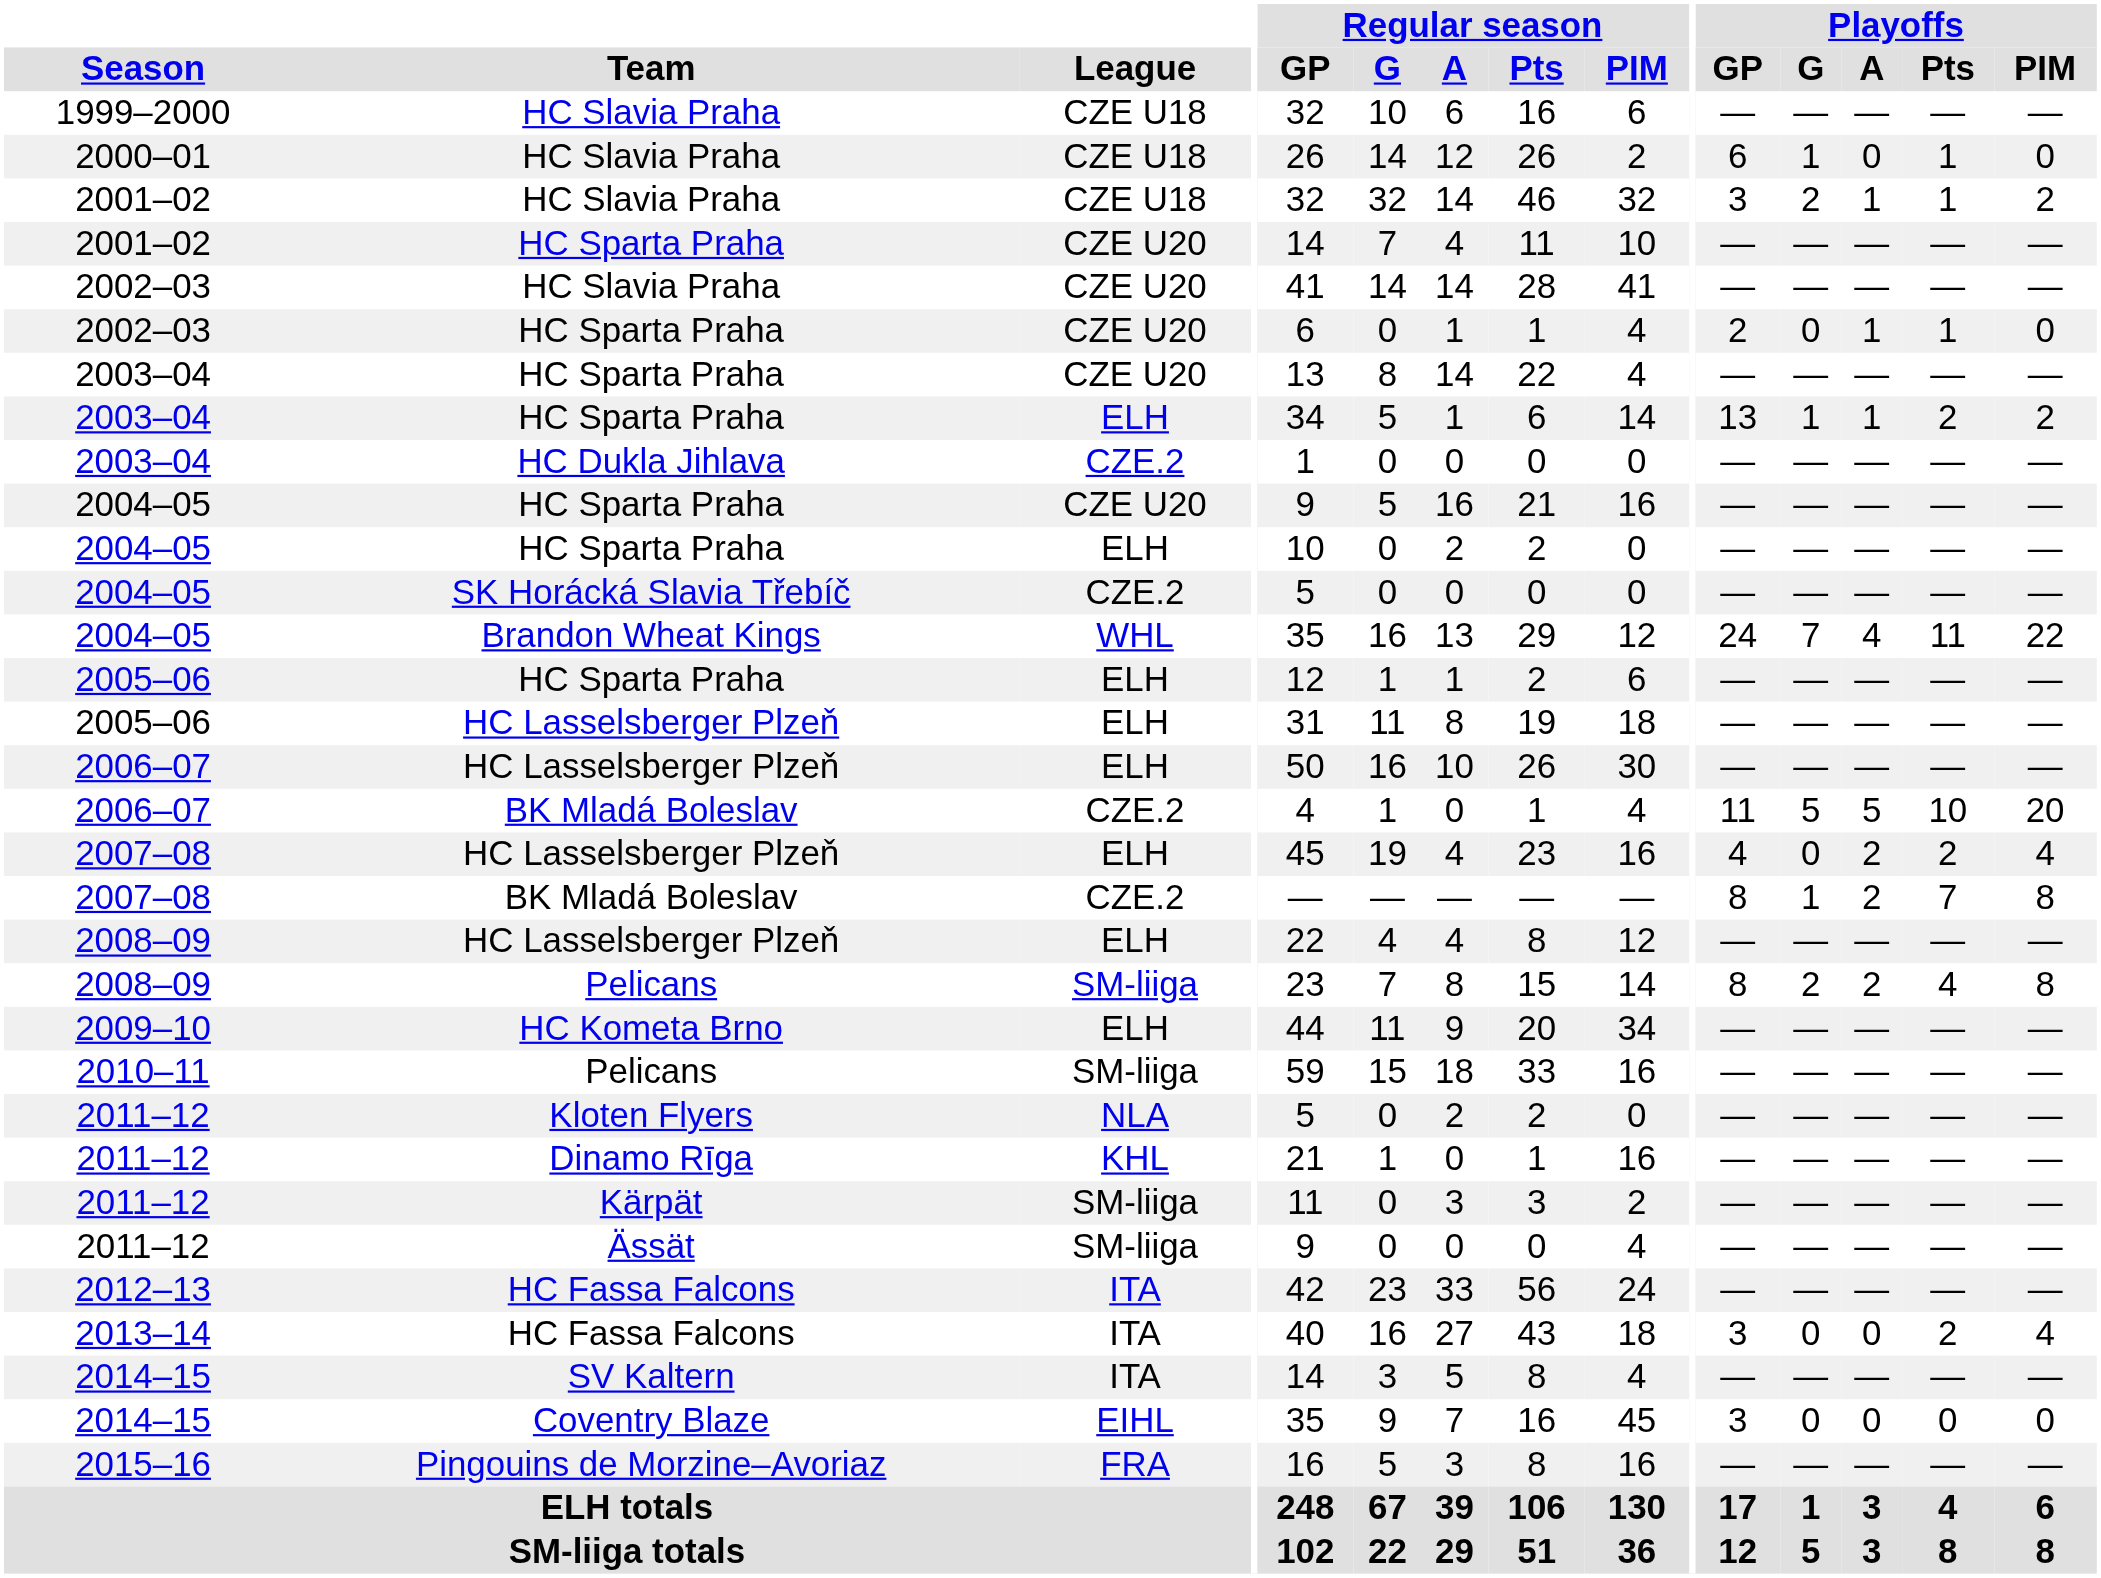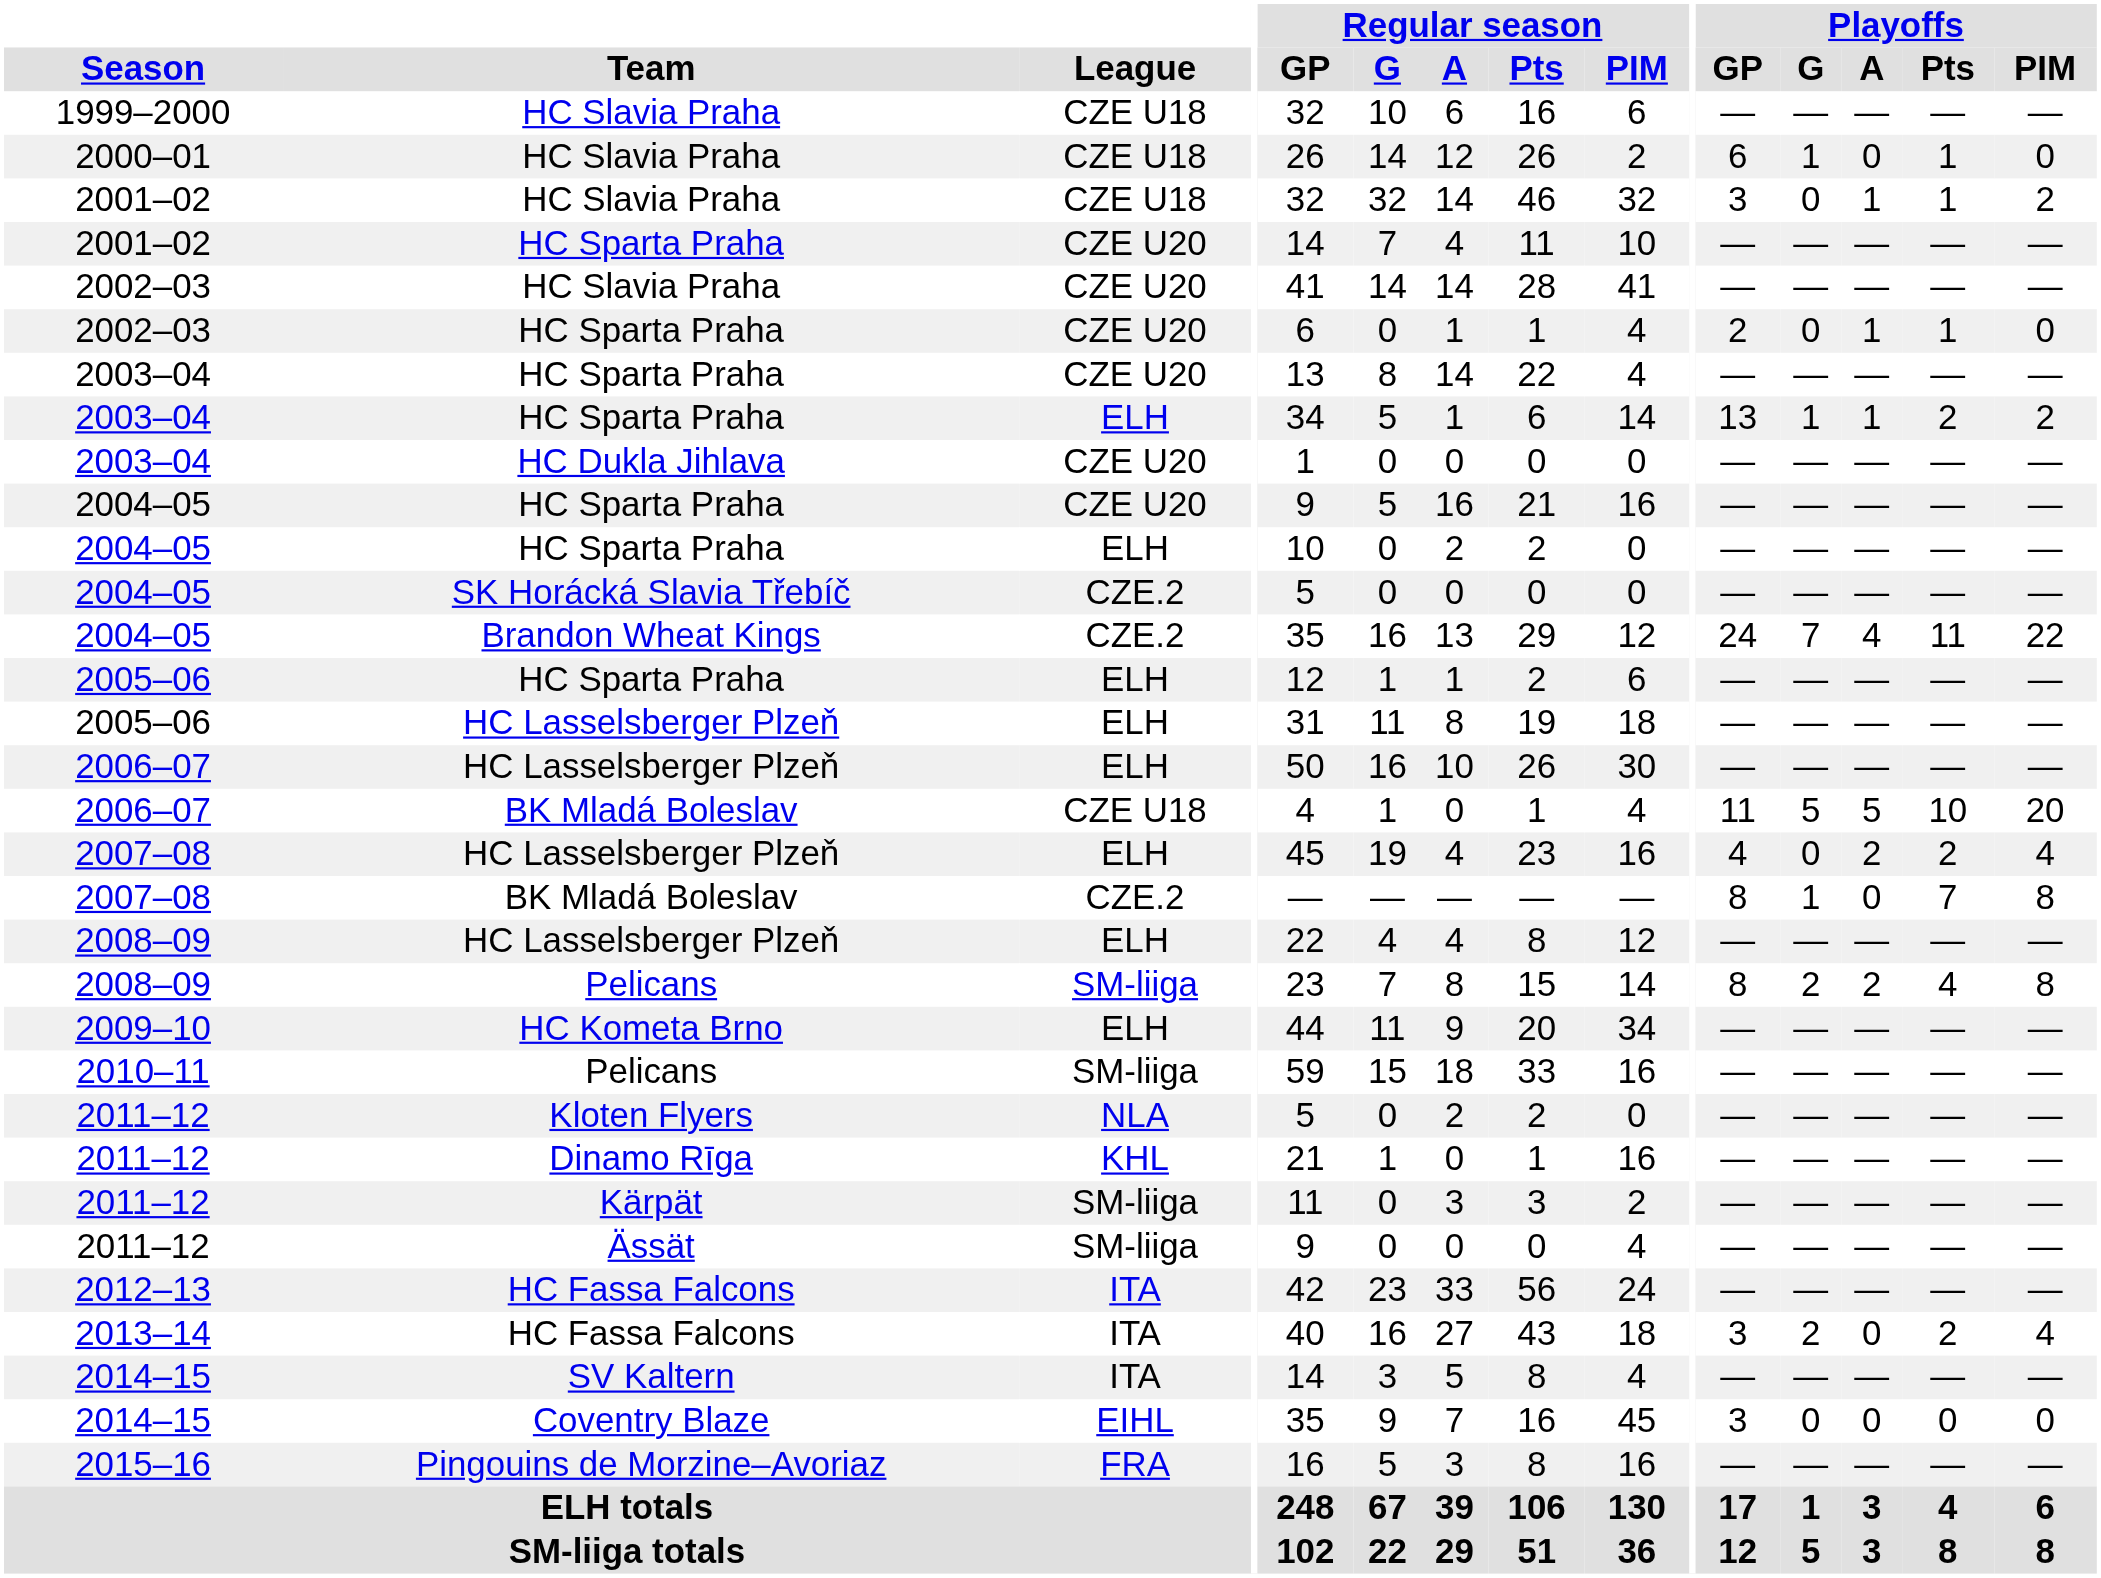(1811, 199) 2 -> (1811, 199) 0
(1135, 461) CZE.2 -> (1135, 461) CZE U20
(1135, 635) WHL -> (1135, 635) CZE.2
(1135, 810) CZE.2 -> (1135, 810) CZE U18
(1872, 897) 2 -> (1872, 897) 0
(1811, 1333) 0 -> (1811, 1333) 2
